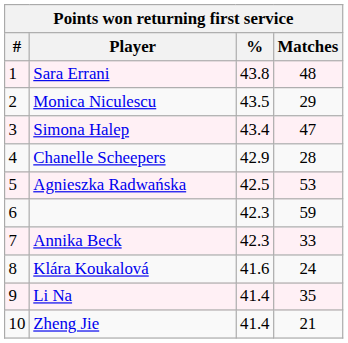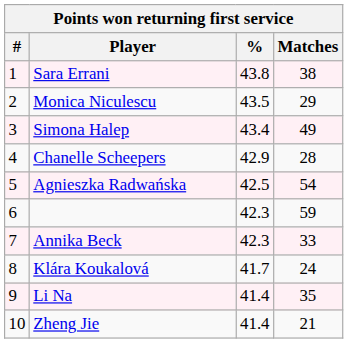(308, 74) 48 -> (308, 74) 38
(308, 129) 47 -> (308, 129) 49
(308, 185) 53 -> (308, 185) 54
(255, 268) 41.6 -> (255, 268) 41.7
